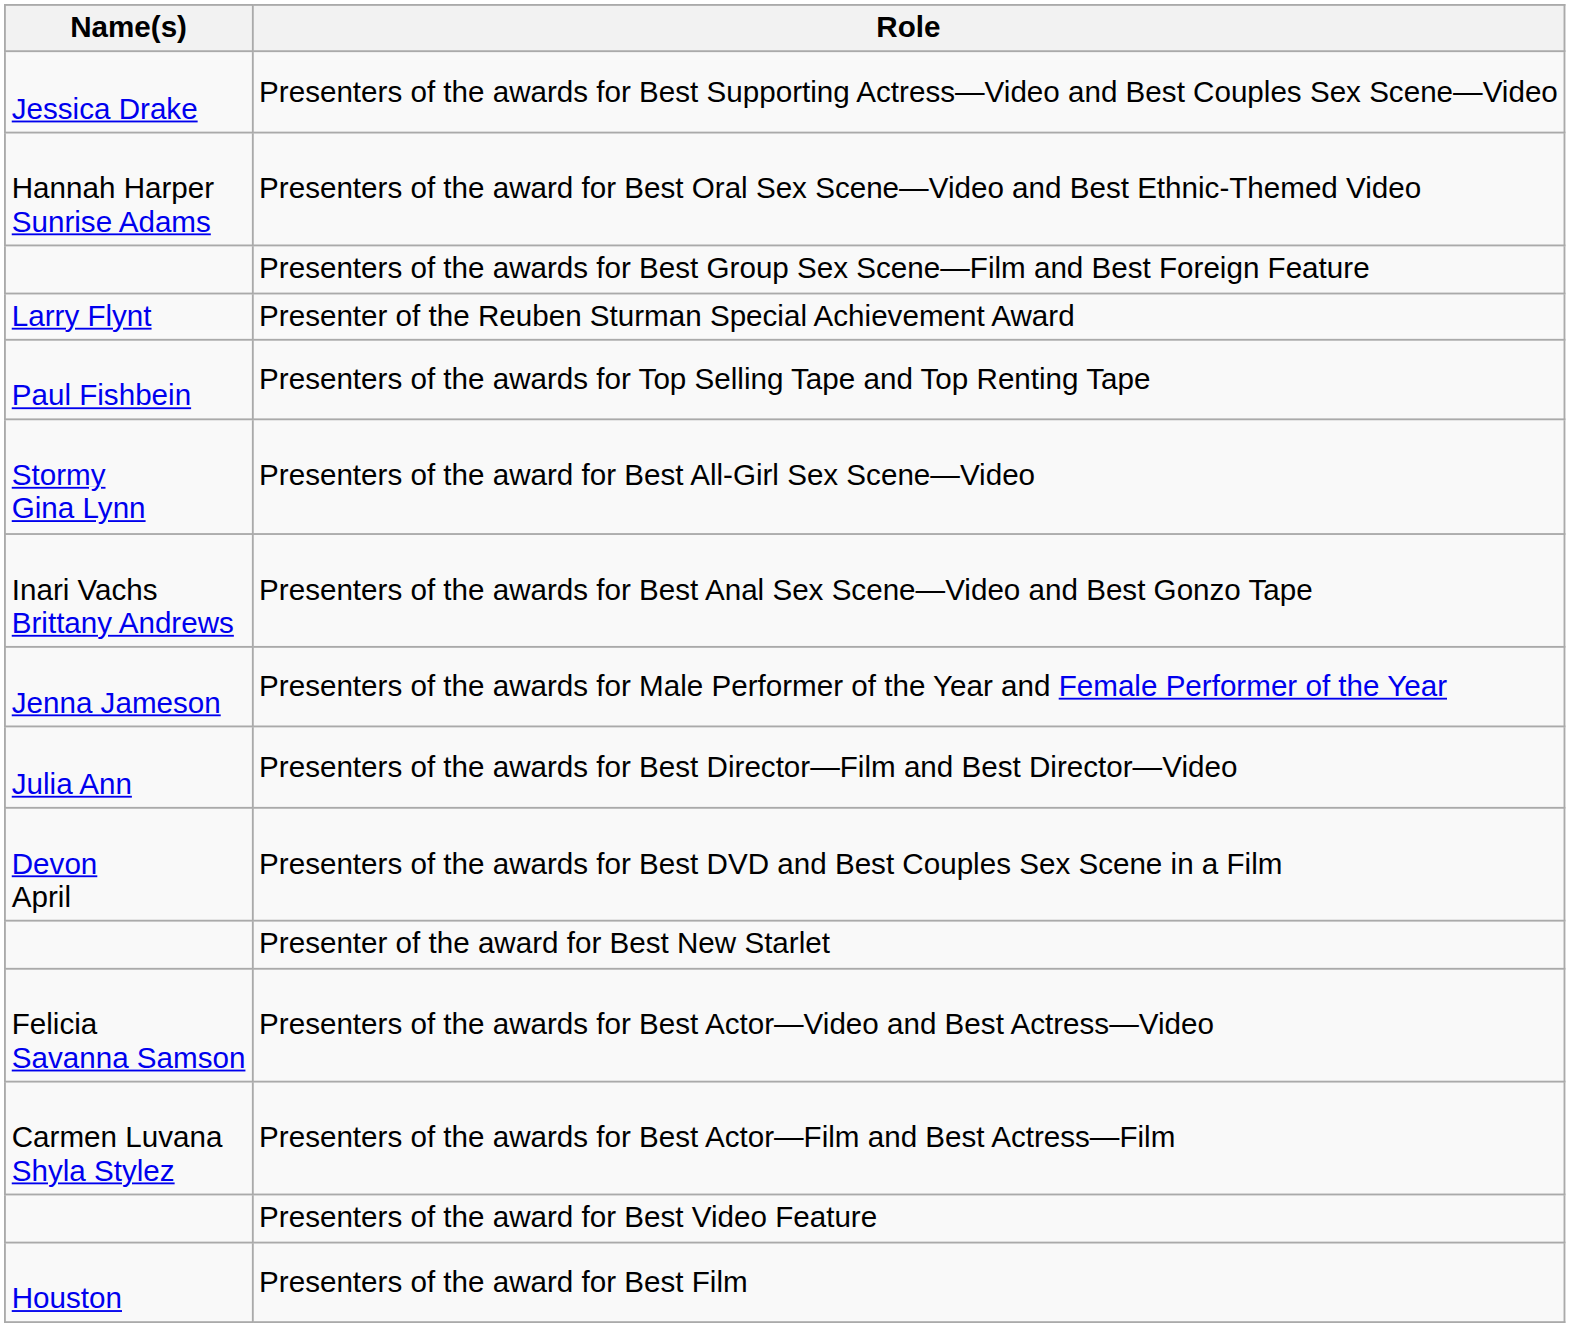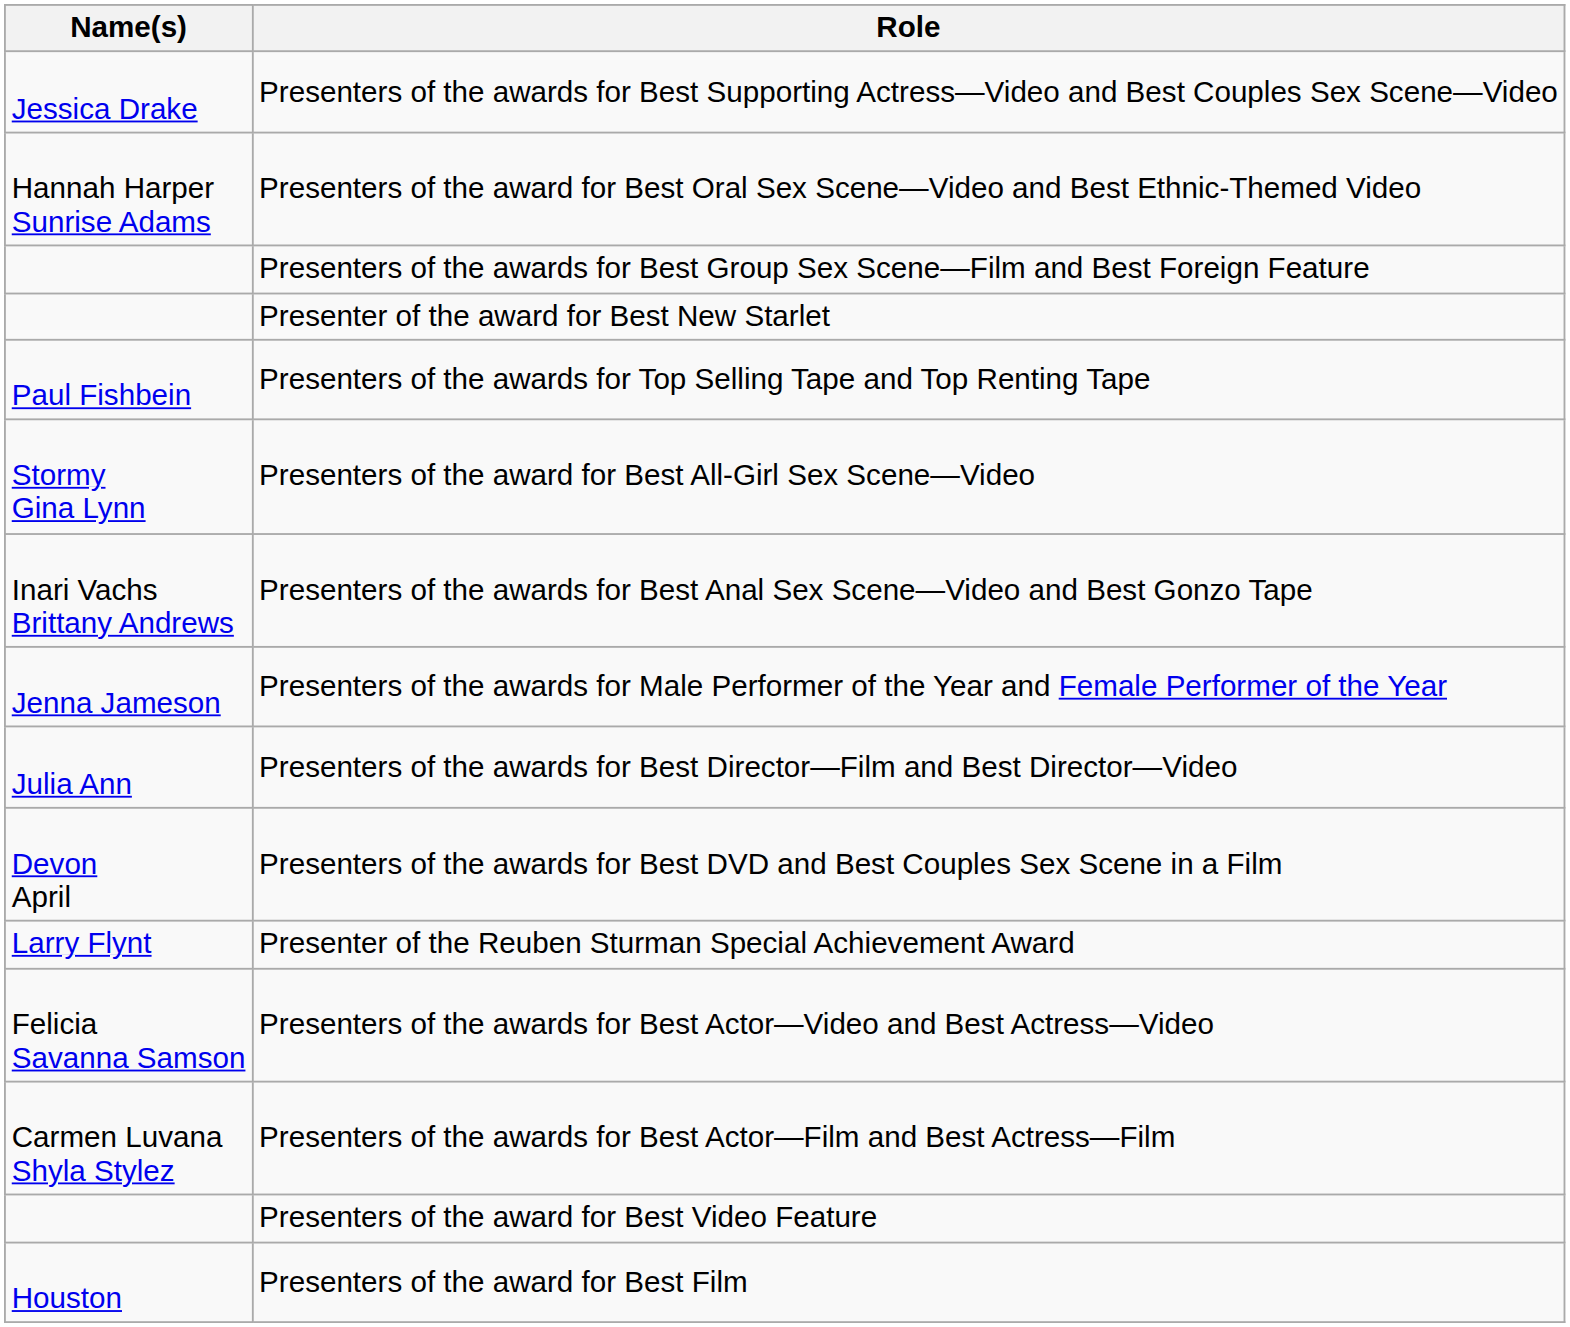rows swapped: (667, 315) <-> (545, 943)
